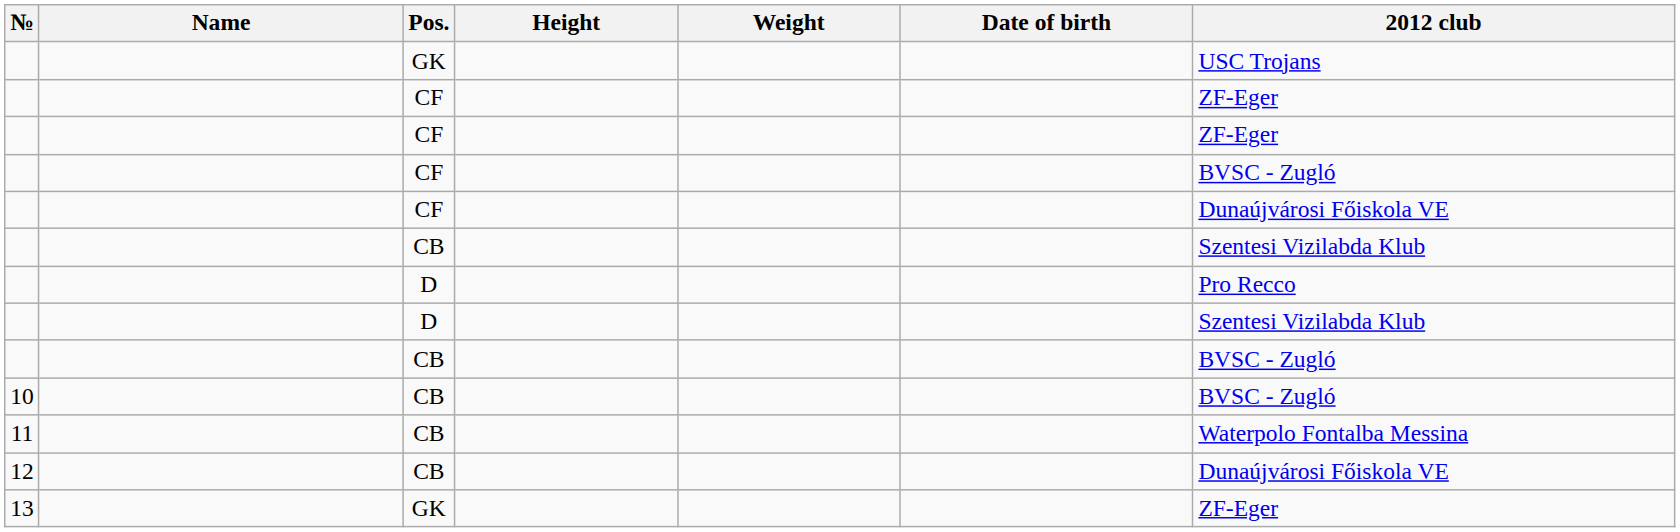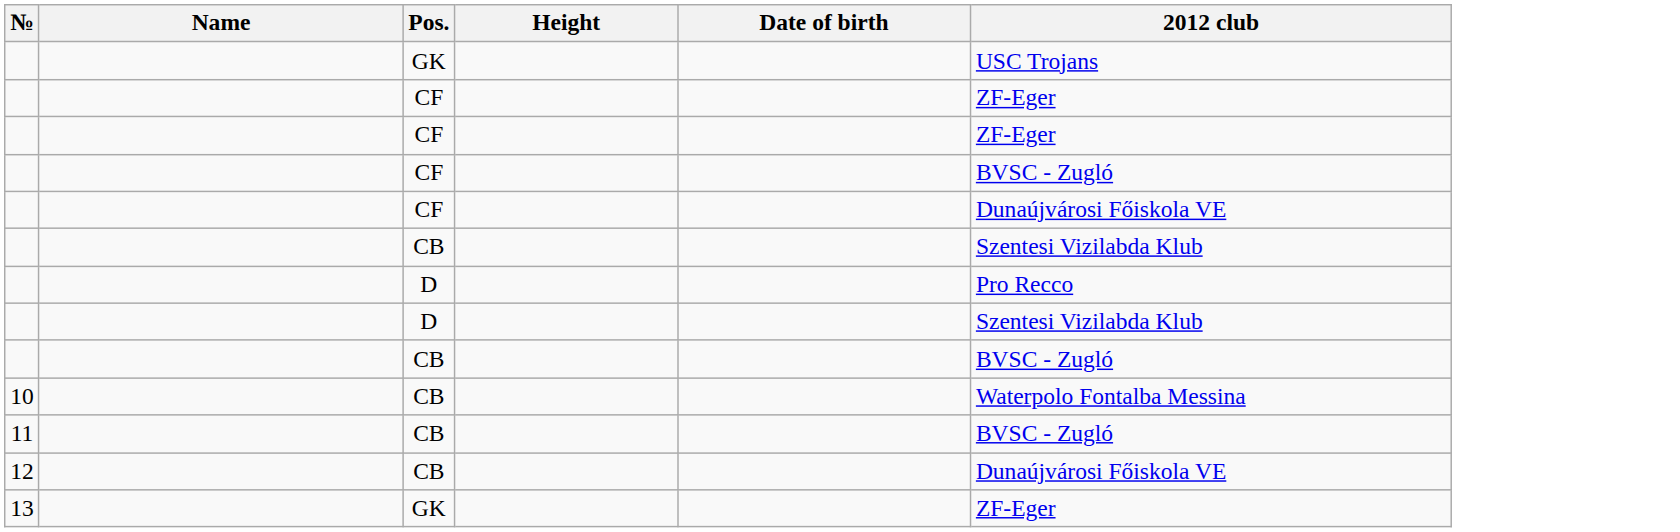- column: (789, 23)
(1267, 396) BVSC ‐ Zugló -> (1111, 396) Waterpolo Fontalba Messina
(1333, 433) Waterpolo Fontalba Messina -> (1044, 433) BVSC ‐ Zugló
